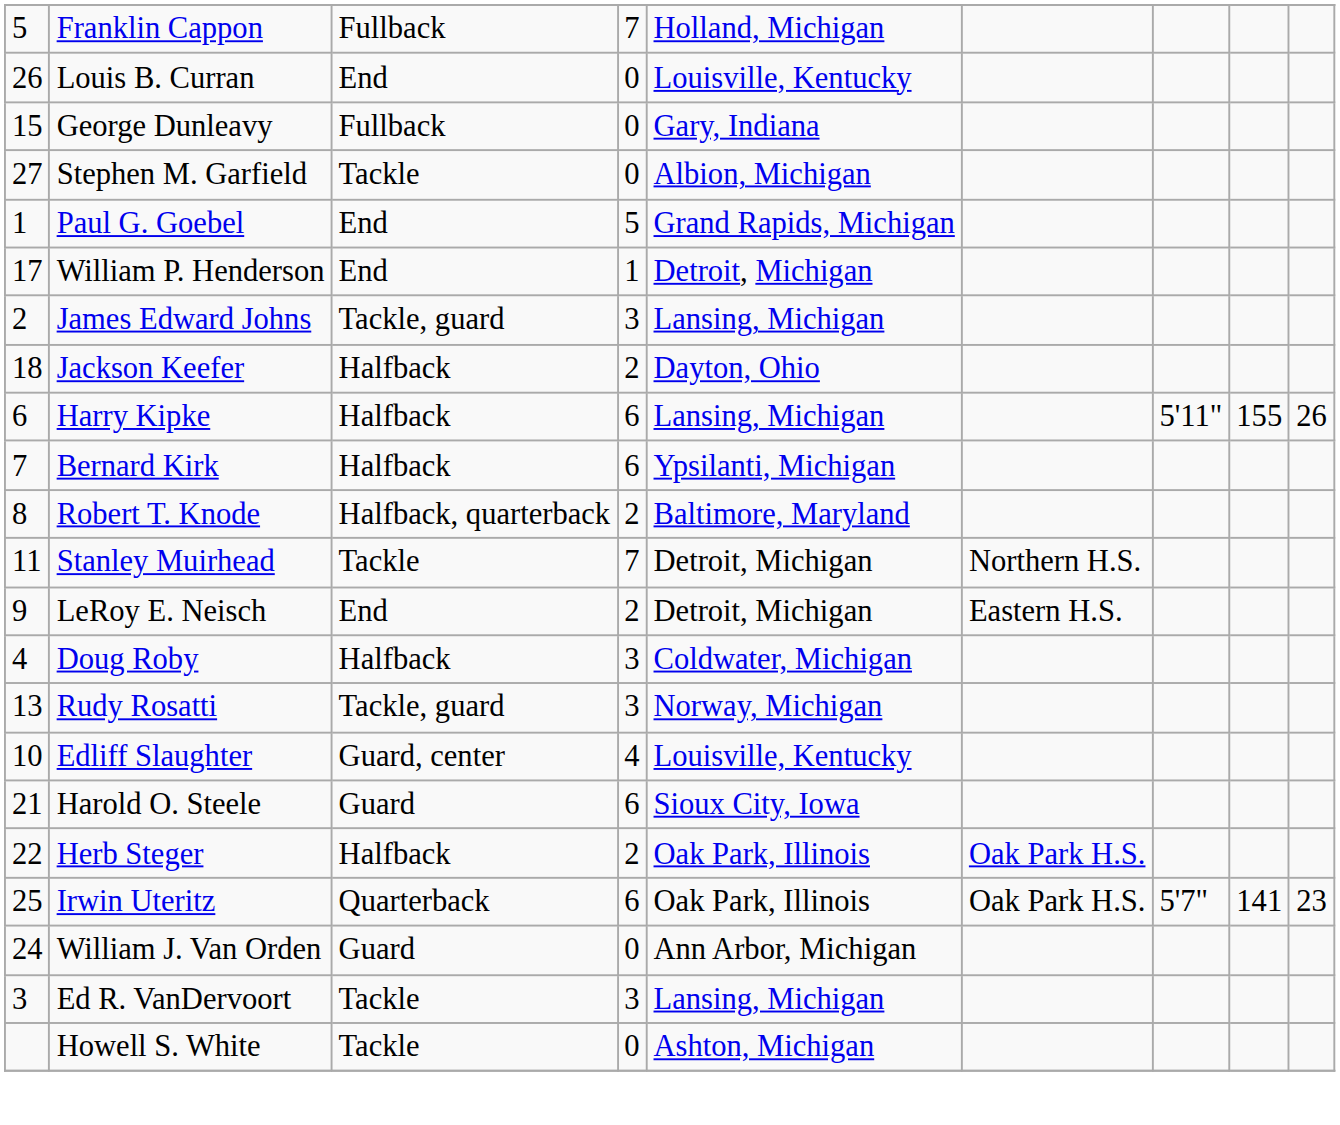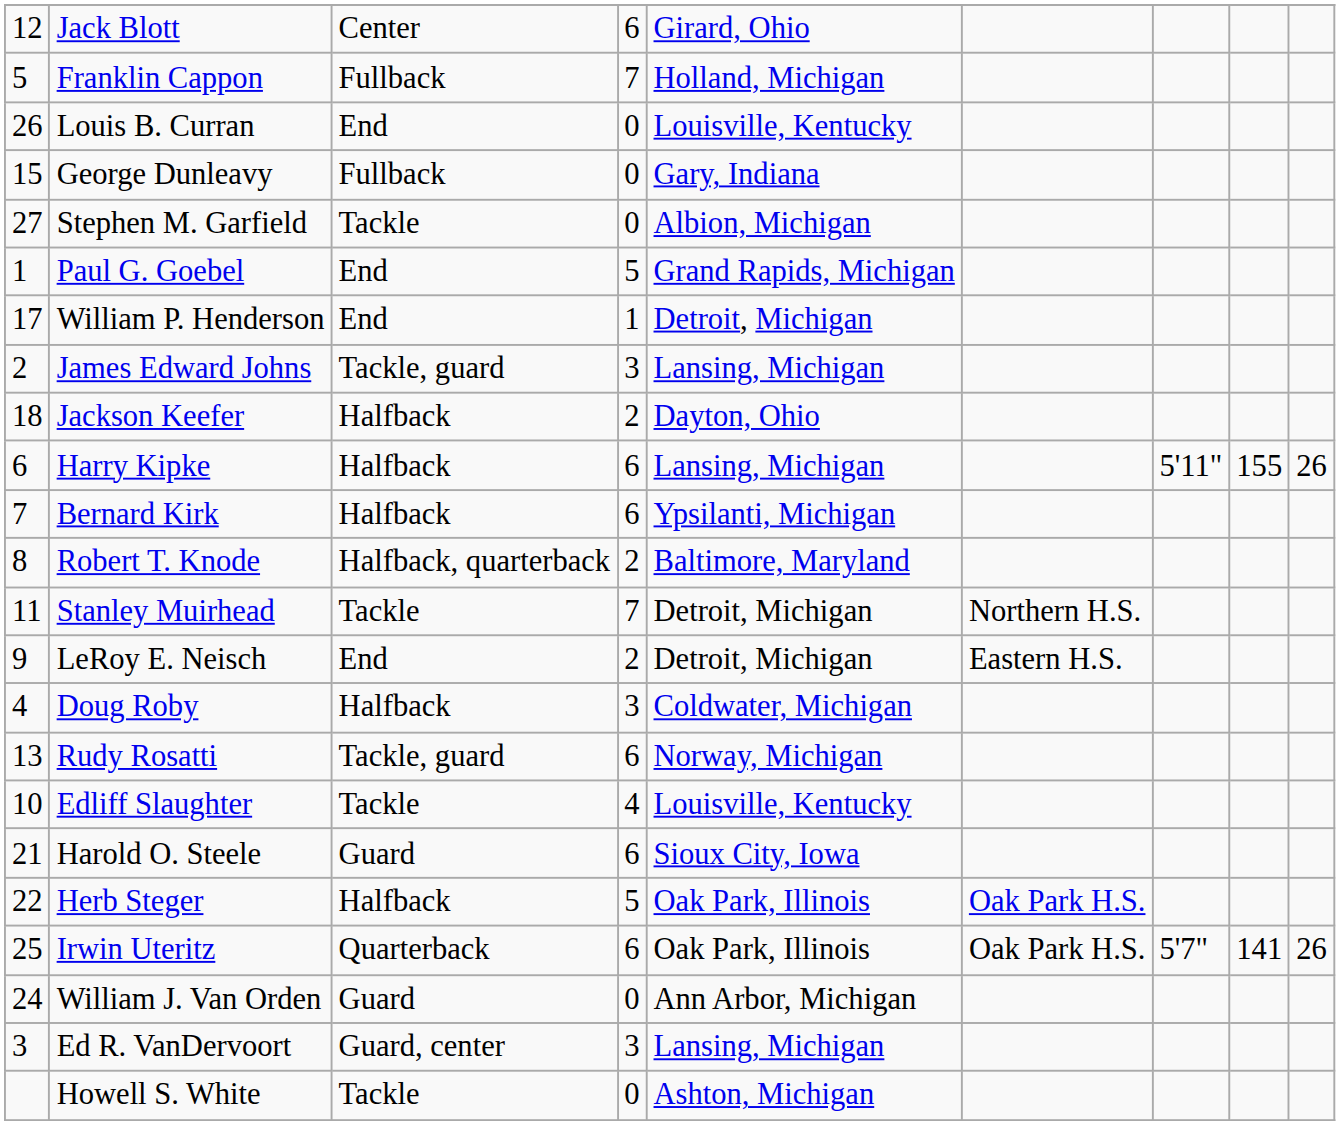+ row: (118, 28)
(632, 707) 3 -> (632, 755) 6
(422, 755) Guard, center -> (379, 804) Tackle
(632, 852) 2 -> (632, 901) 5
(1312, 901) 23 -> (1312, 949) 26
(379, 998) Tackle -> (422, 1046) Guard, center
